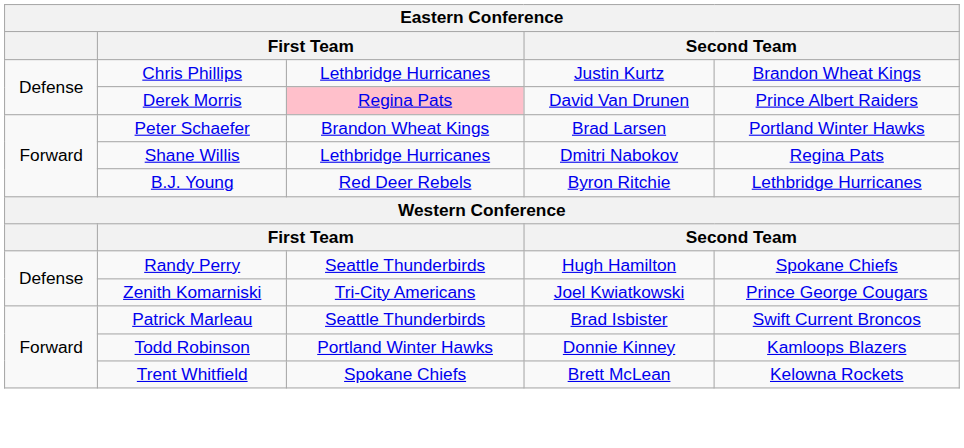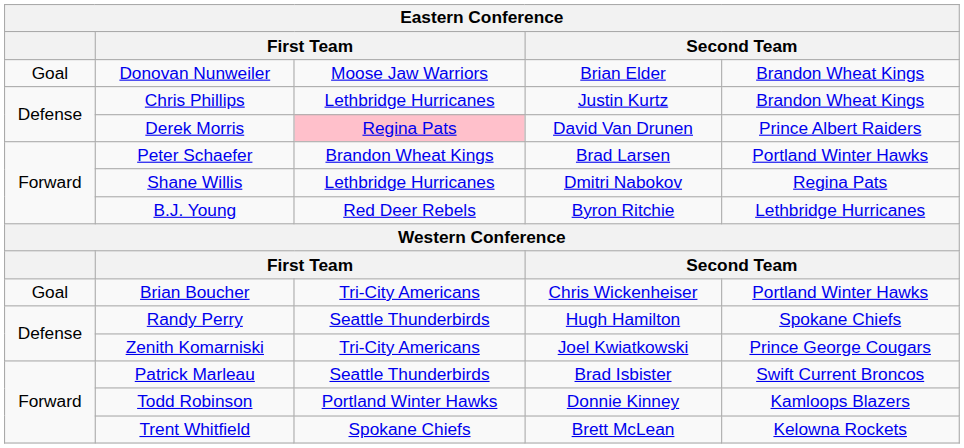+ row: (195, 73)
+ row: (195, 292)
